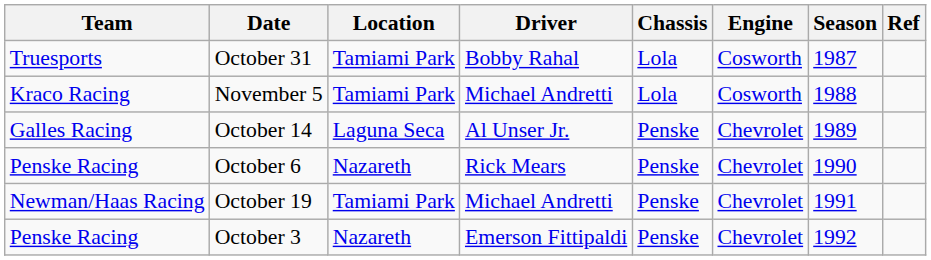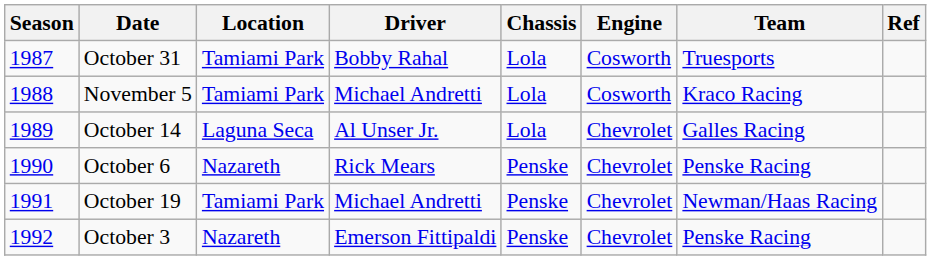columns swapped: (845, 22) <-> (107, 22)
(668, 130) Penske -> (526, 130) Lola
